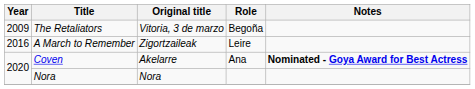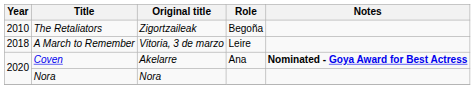(18, 28) 2009 -> (18, 28) 2010
(182, 28) Vitoria, 3 de marzo -> (168, 28) Zigortzaileak
(18, 44) 2016 -> (18, 44) 2018
(168, 44) Zigortzaileak -> (182, 44) Vitoria, 3 de marzo
